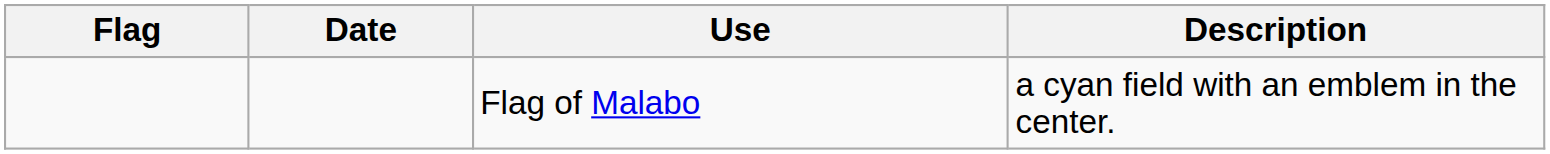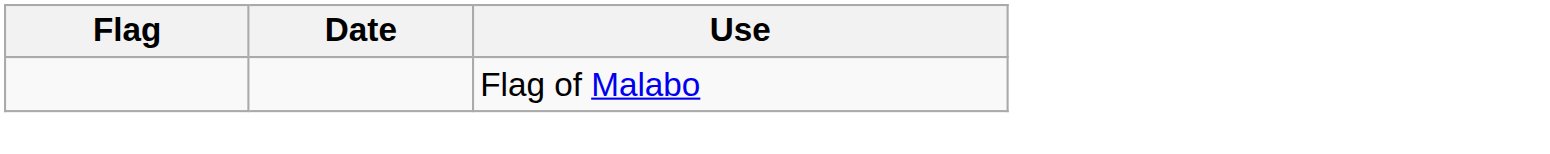- column: (1276, 30)
